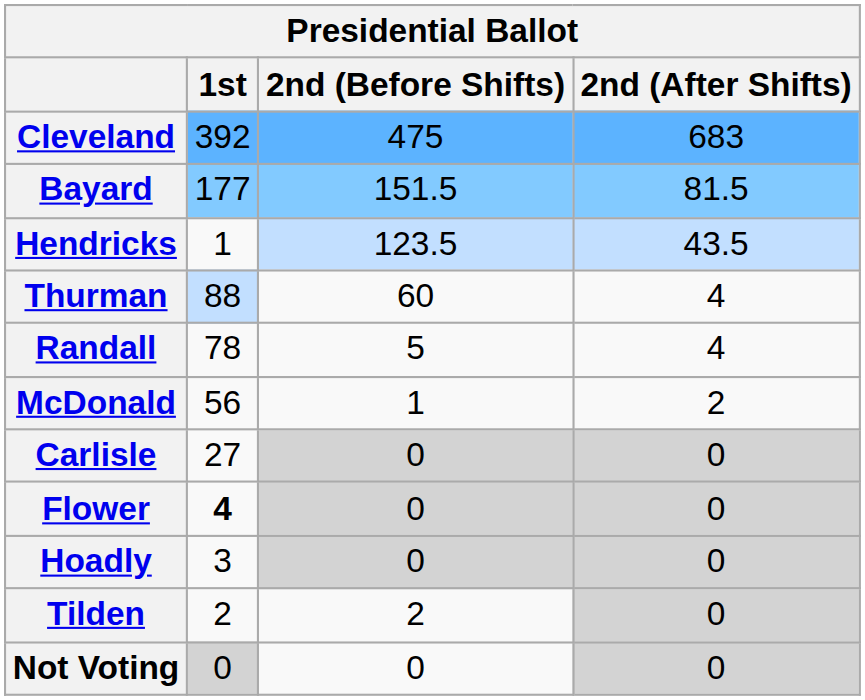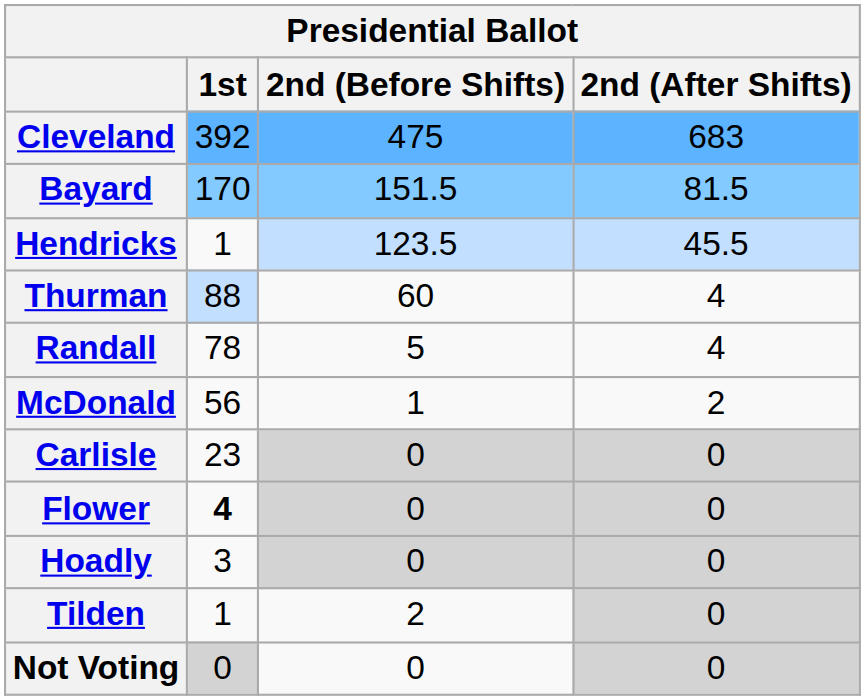(223, 190) 177 -> (223, 190) 170
(716, 243) 43.5 -> (716, 243) 45.5
(223, 455) 27 -> (223, 455) 23
(223, 614) 2 -> (223, 614) 1
